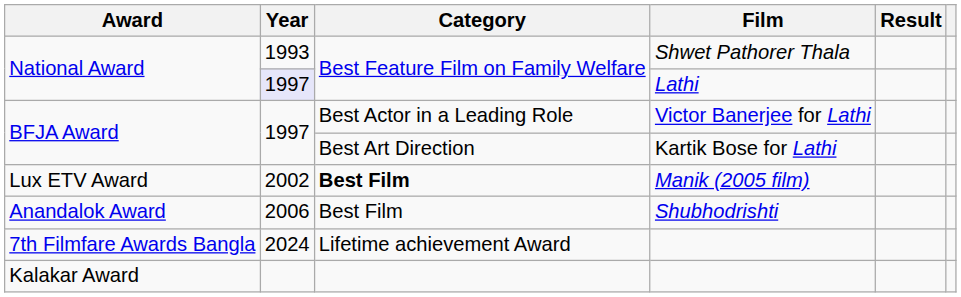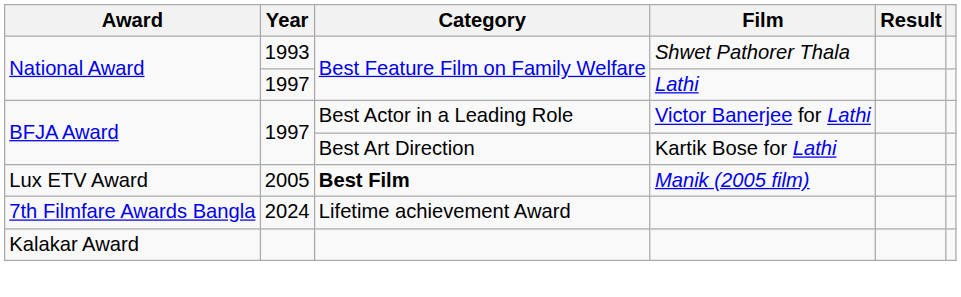(287, 84) lavender background -> (287, 84) no background
(287, 180) 2002 -> (287, 180) 2005
- row: (88, 212)
